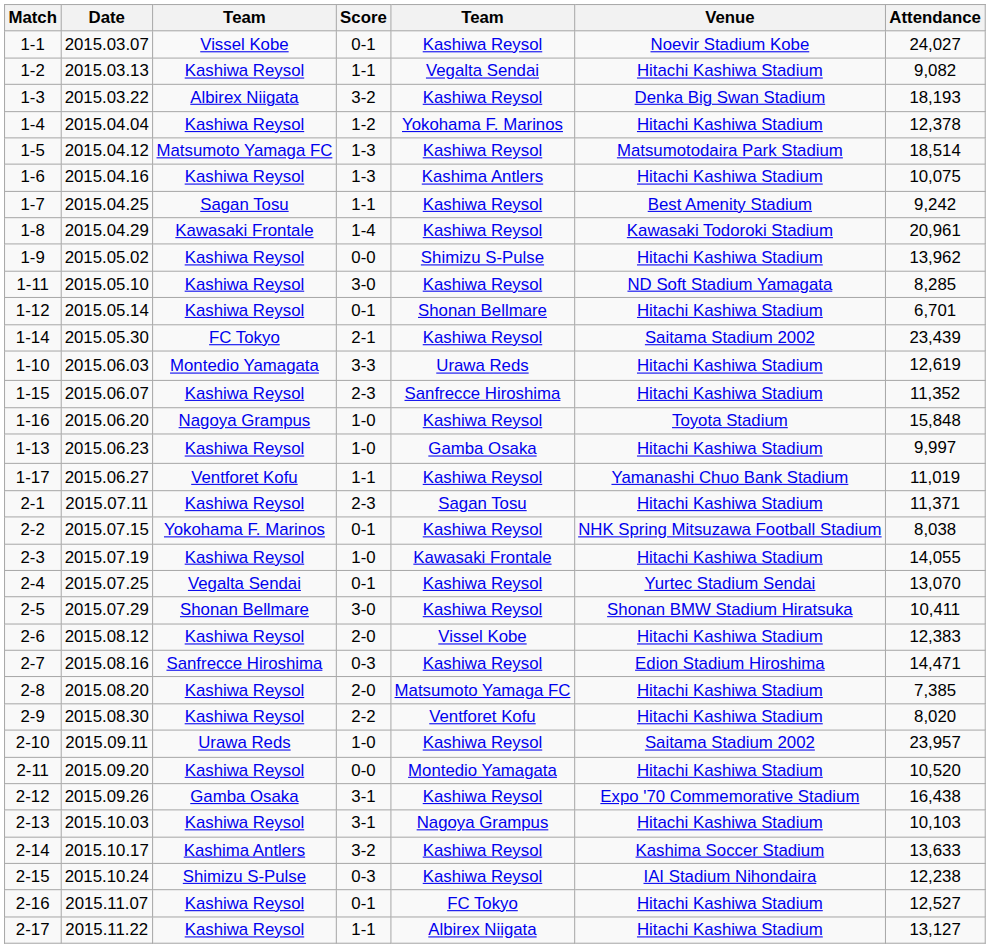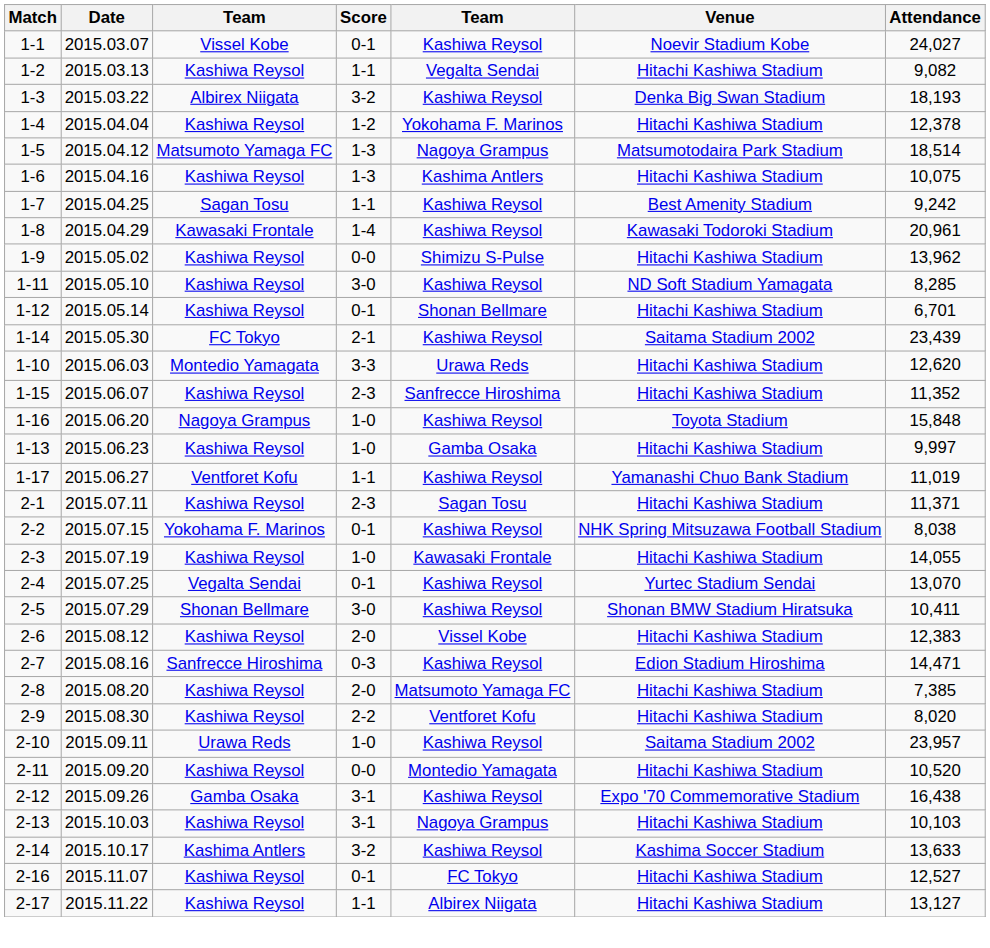(482, 151) Kashiwa Reysol -> (482, 151) Nagoya Grampus
(944, 365) 12,619 -> (944, 365) 12,620
- row: (33, 876)
